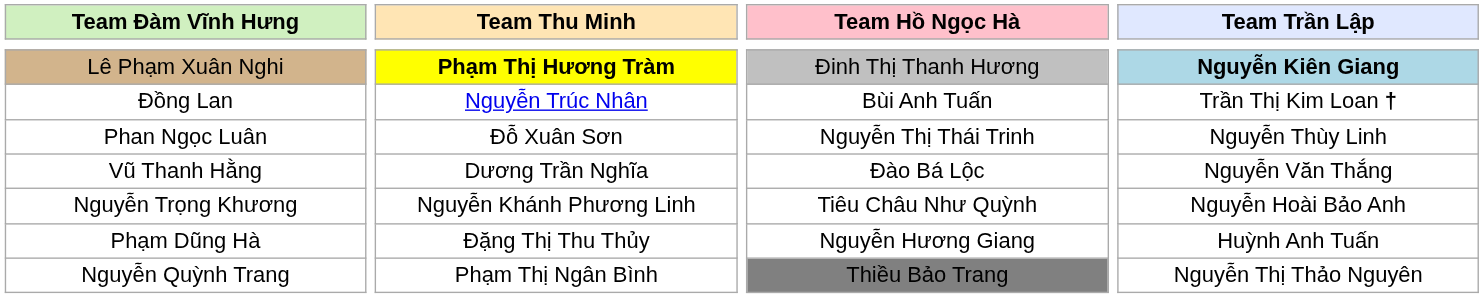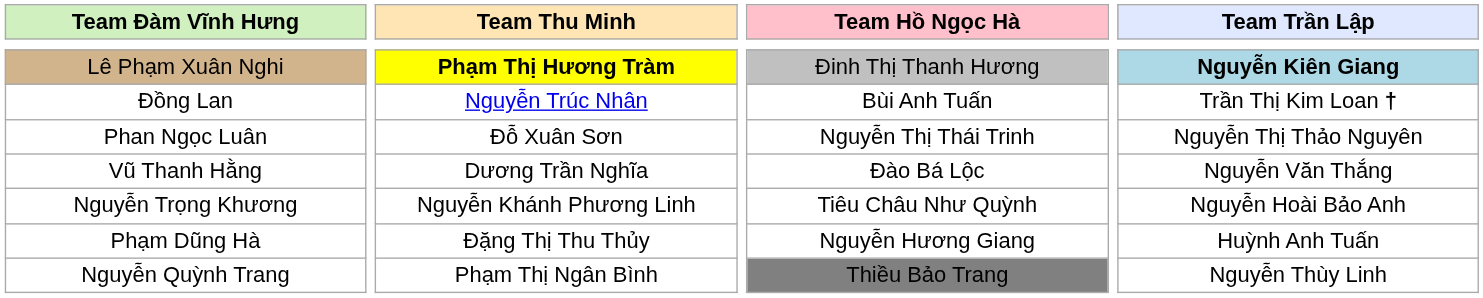(1298, 136) Nguyễn Thùy Linh -> (1298, 136) Nguyễn Thị Thảo Nguyên
(1298, 275) Nguyễn Thị Thảo Nguyên -> (1298, 275) Nguyễn Thùy Linh
